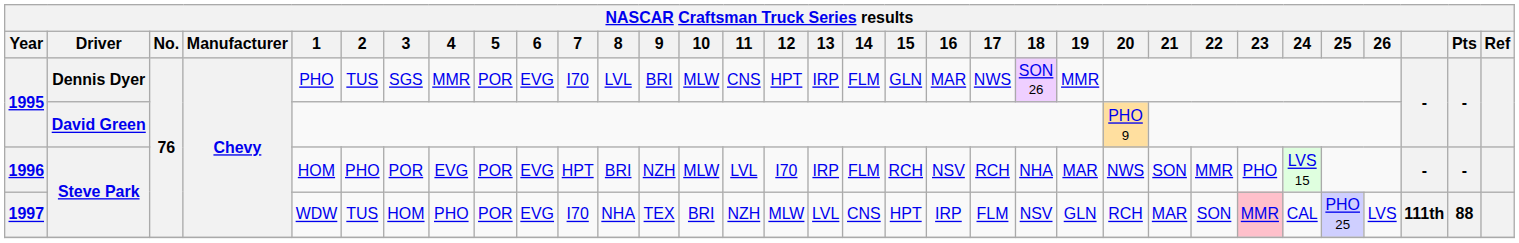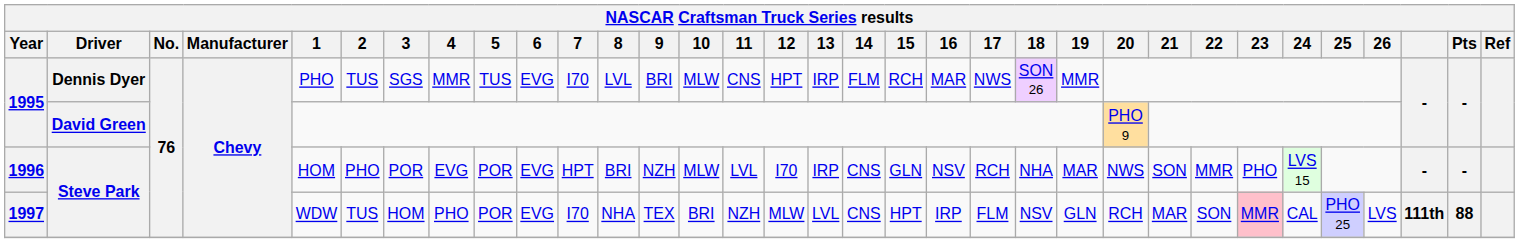(495, 80) POR -> (495, 80) TUS
(906, 80) GLN -> (906, 80) RCH
(864, 170) FLM -> (864, 170) CNS
(906, 170) RCH -> (906, 170) GLN
